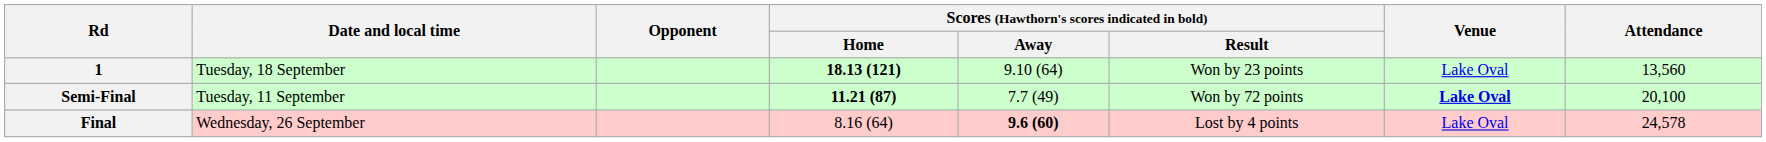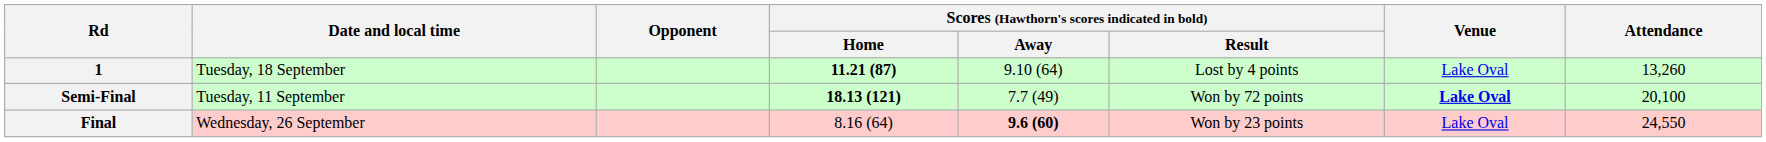(864, 70) 18.13 (121) -> (864, 70) 11.21 (87)
(1247, 70) Won by 23 points -> (1247, 70) Lost by 4 points
(1664, 70) 13,560 -> (1664, 70) 13,260
(864, 97) 11.21 (87) -> (864, 97) 18.13 (121)
(1247, 123) Lost by 4 points -> (1247, 123) Won by 23 points
(1664, 123) 24,578 -> (1664, 123) 24,550
